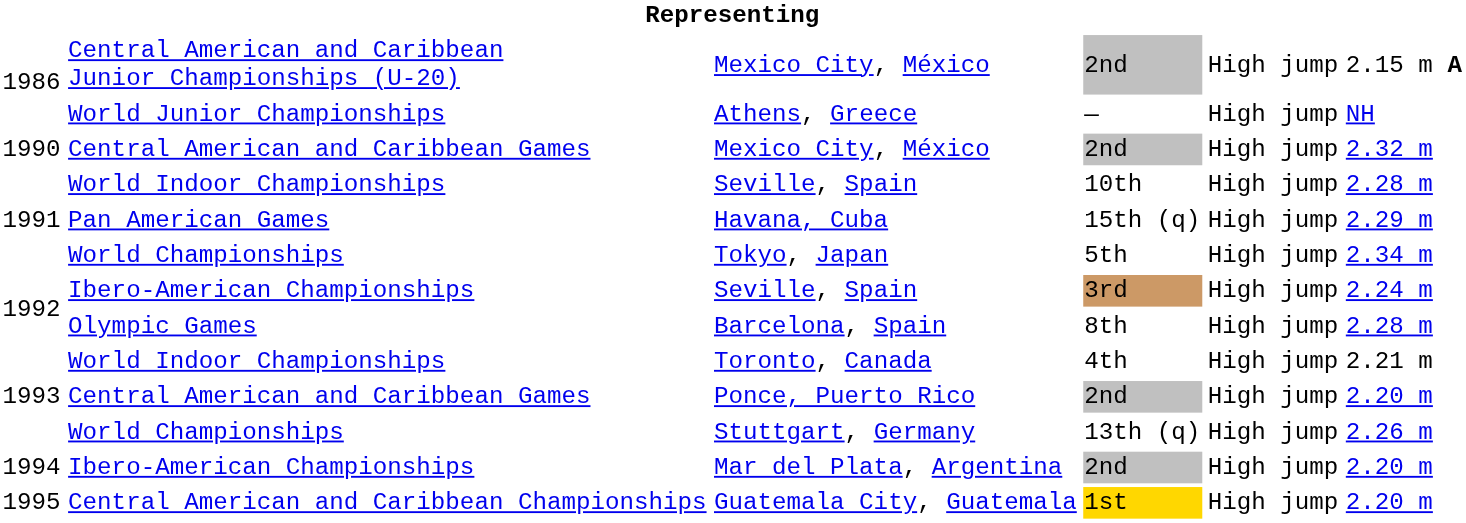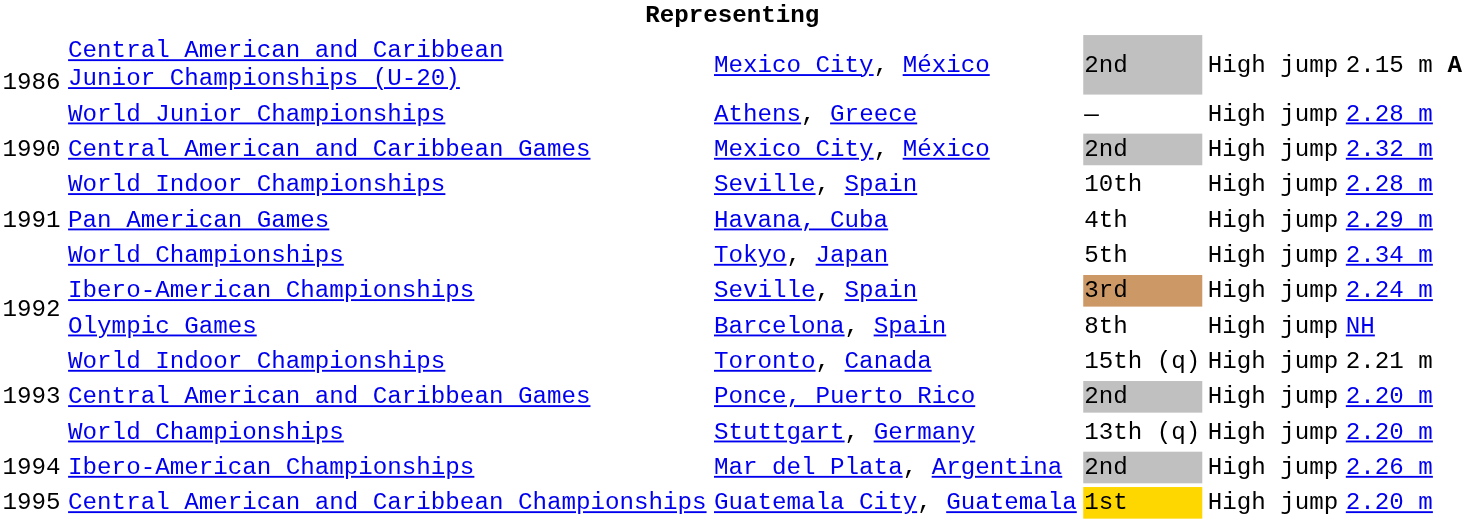(1360, 114) NH -> (1389, 114) 2.28 m
(1142, 220) 15th (q) -> (1106, 220) 4th
(1389, 326) 2.28 m -> (1360, 326) NH
(1106, 361) 4th -> (1142, 361) 15th (q)
(1389, 432) 2.26 m -> (1389, 432) 2.20 m
(1389, 468) 2.20 m -> (1389, 468) 2.26 m
